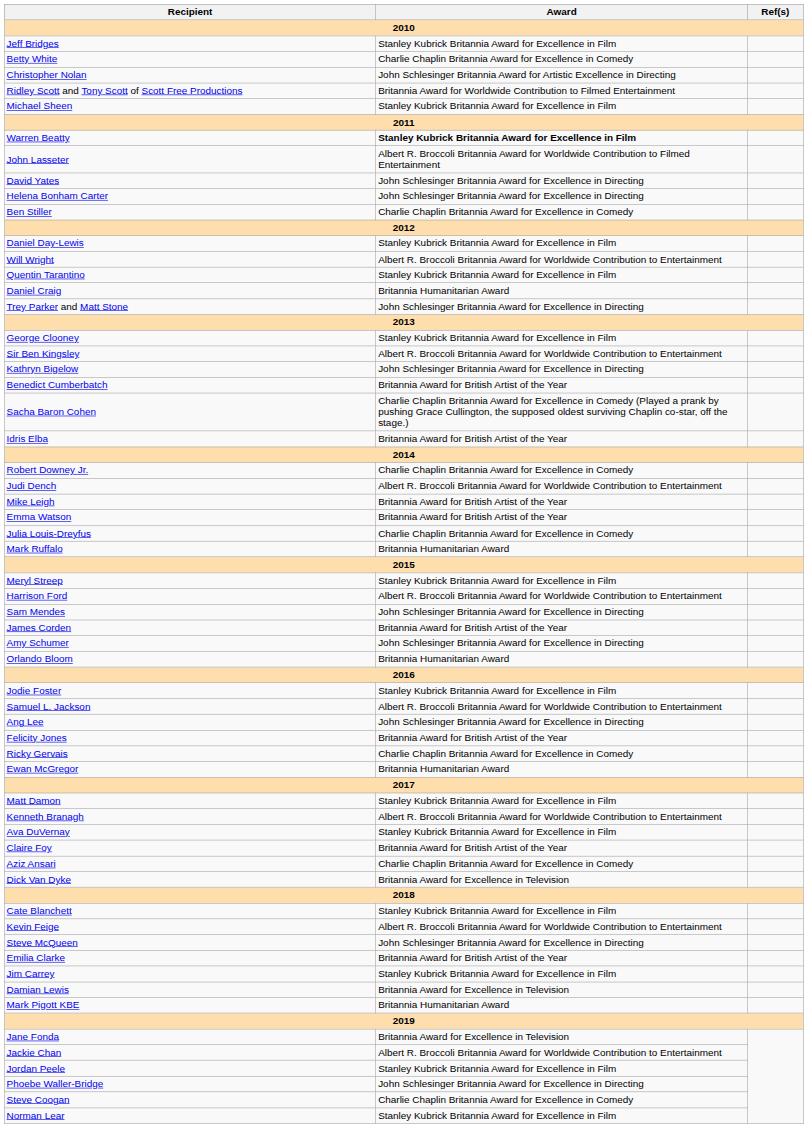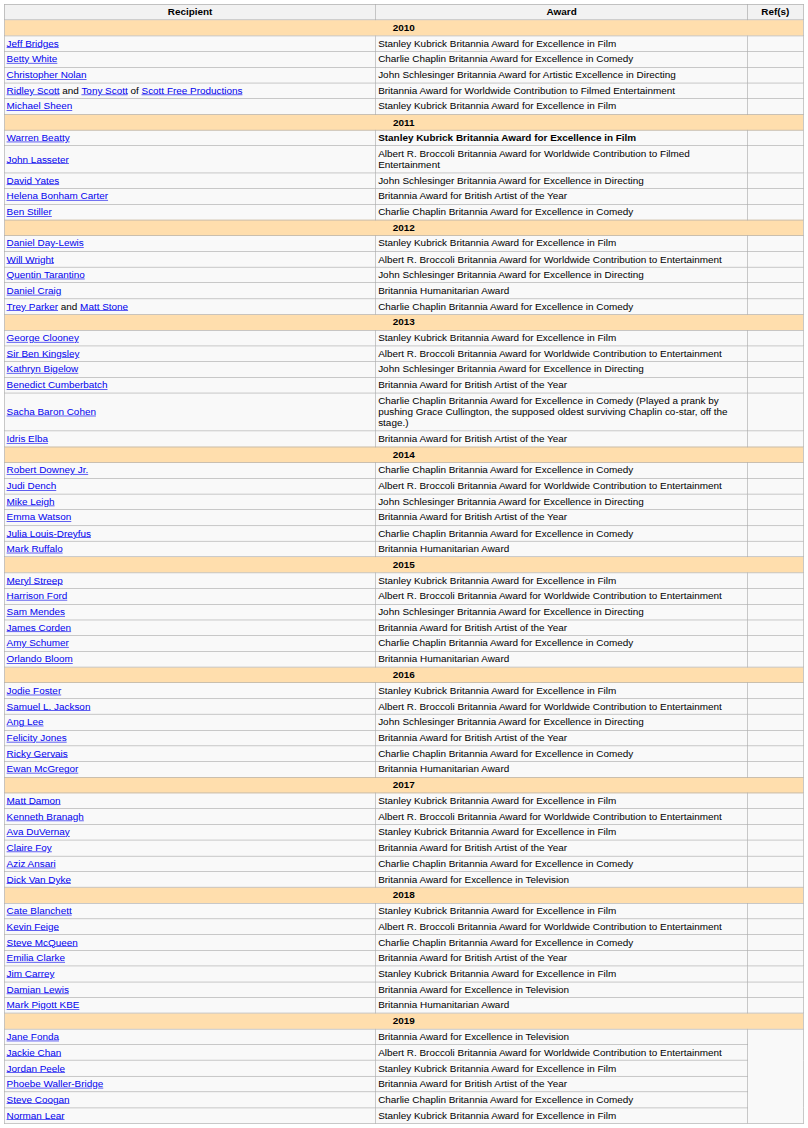(511, 196) John Schlesinger Britannia Award for Excellence in Directing -> (473, 196) Britannia Award for British Artist of the Year
(497, 275) Stanley Kubrick Britannia Award for Excellence in Film -> (511, 275) John Schlesinger Britannia Award for Excellence in Directing
(511, 306) John Schlesinger Britannia Award for Excellence in Directing -> (506, 306) Charlie Chaplin Britannia Award for Excellence in Comedy
(473, 502) Britannia Award for British Artist of the Year -> (511, 502) John Schlesinger Britannia Award for Excellence in Directing
(511, 643) John Schlesinger Britannia Award for Excellence in Directing -> (506, 643) Charlie Chaplin Britannia Award for Excellence in Comedy
(511, 942) John Schlesinger Britannia Award for Excellence in Directing -> (506, 942) Charlie Chaplin Britannia Award for Excellence in Comedy
(511, 1084) John Schlesinger Britannia Award for Excellence in Directing -> (473, 1084) Britannia Award for British Artist of the Year
